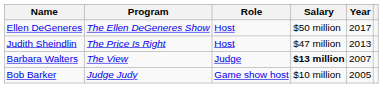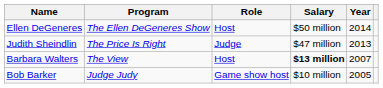(360, 28) 2017 -> (360, 28) 2014
(224, 43) Host -> (228, 43) Judge
(228, 59) Judge -> (224, 59) Host
